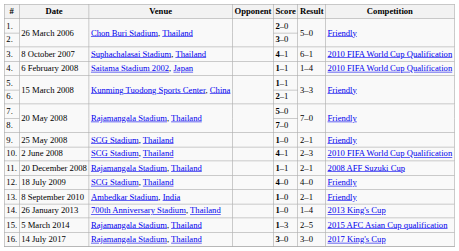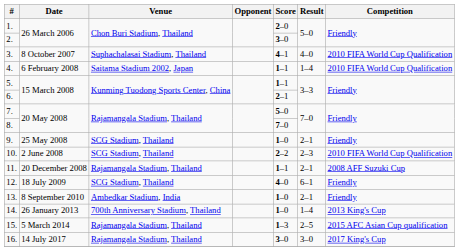(306, 54) 6–1 -> (306, 54) 4–0
(282, 154) 4–1 -> (282, 154) 2–2
(306, 183) 4–0 -> (306, 183) 6–1
